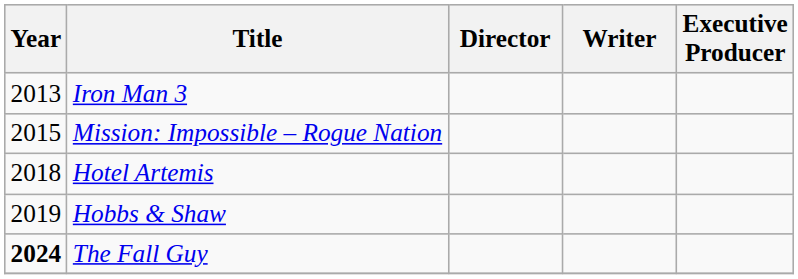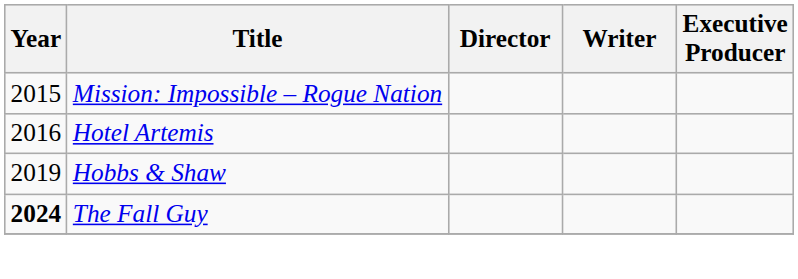- row: (130, 93)
(36, 173) 2018 -> (36, 133) 2016
